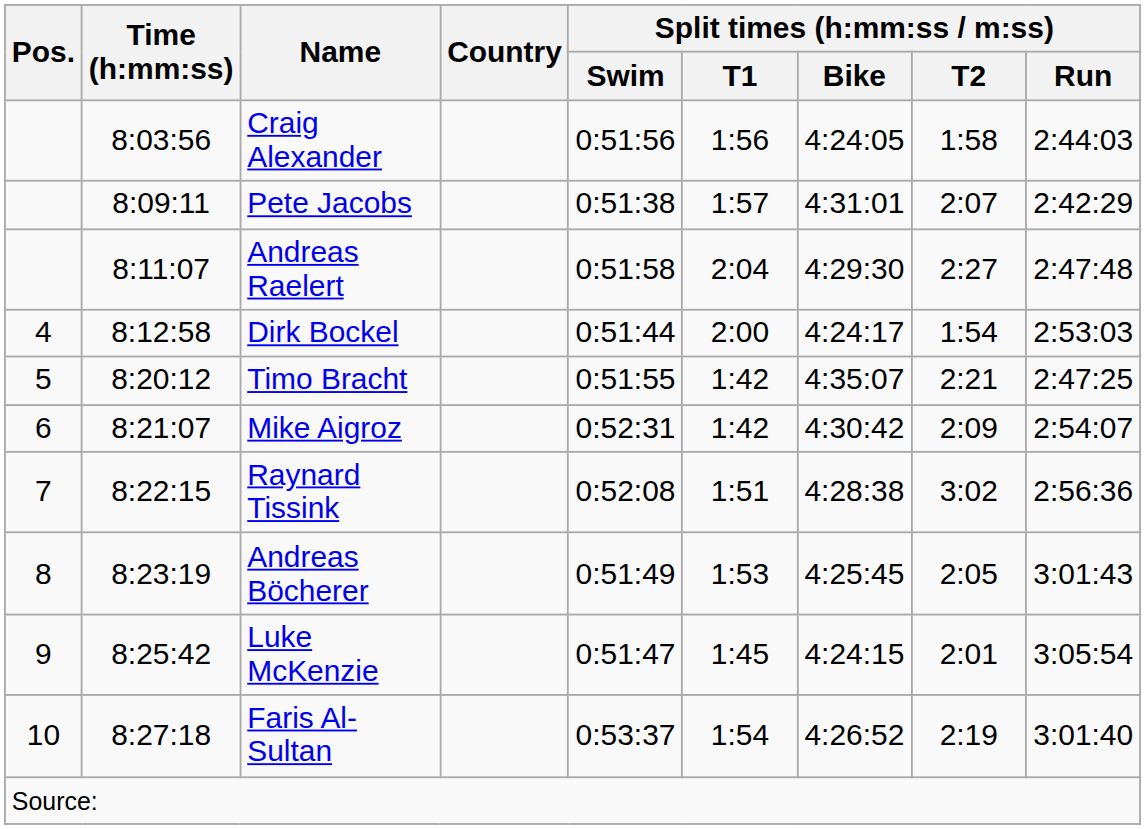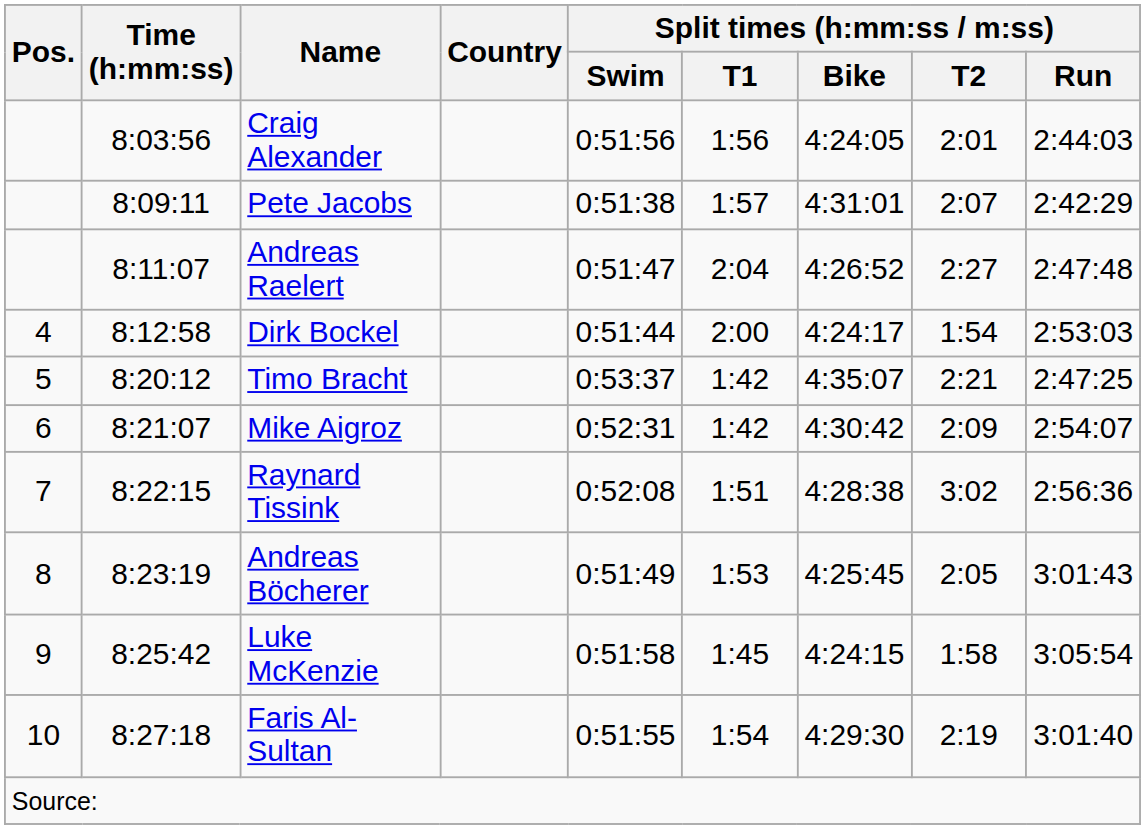(969, 139) 1:58 -> (969, 139) 2:01
(626, 268) 0:51:58 -> (626, 268) 0:51:47
(854, 268) 4:29:30 -> (854, 268) 4:26:52
(626, 380) 0:51:55 -> (626, 380) 0:53:37
(626, 654) 0:51:47 -> (626, 654) 0:51:58
(969, 654) 2:01 -> (969, 654) 1:58
(626, 735) 0:53:37 -> (626, 735) 0:51:55
(854, 735) 4:26:52 -> (854, 735) 4:29:30
